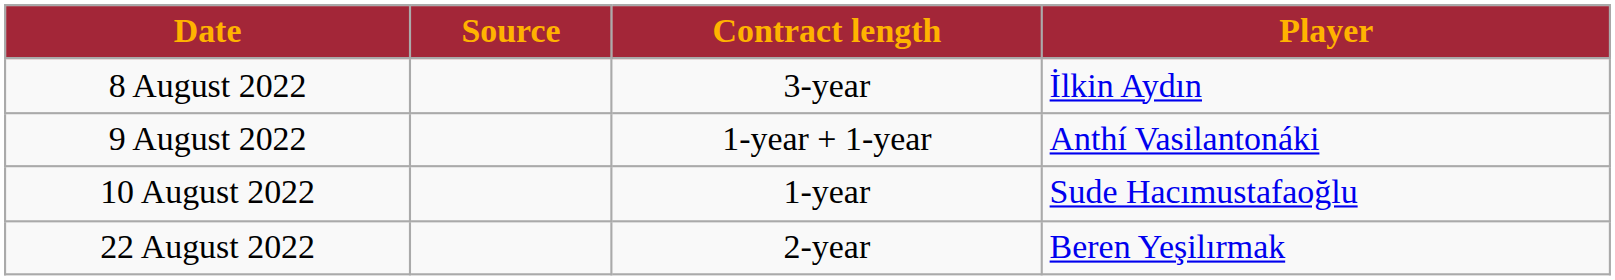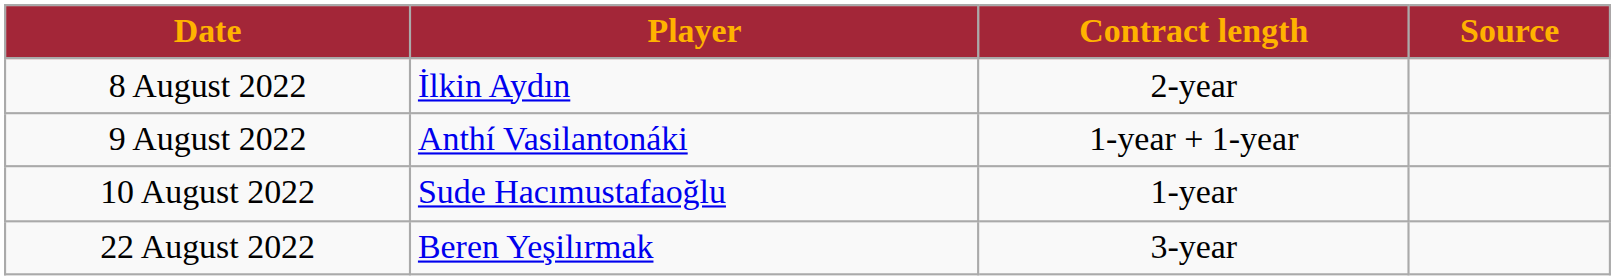columns swapped: (1326, 31) <-> (511, 31)
(827, 85) 3-year -> (1194, 85) 2-year
(827, 246) 2-year -> (1194, 246) 3-year
